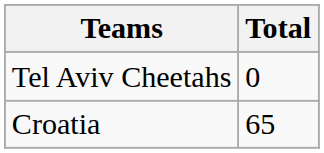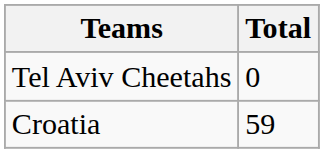(260, 123) 65 -> (260, 123) 59
